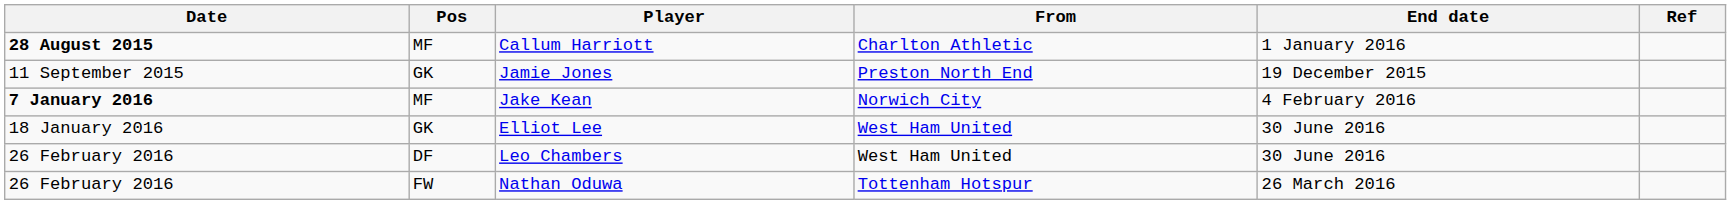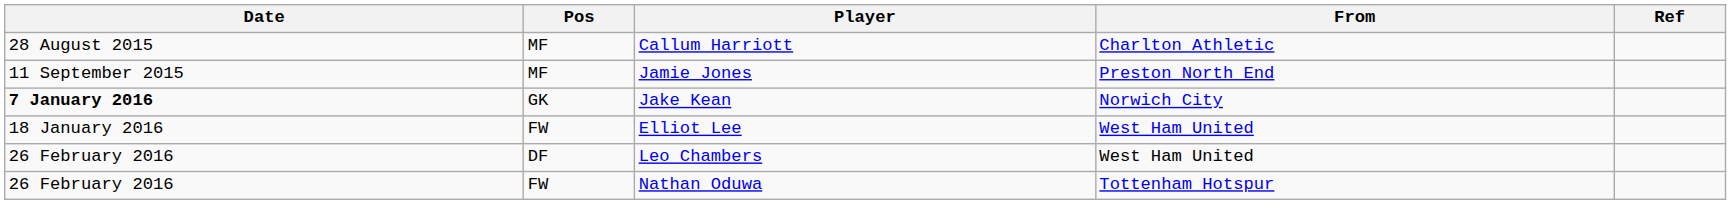- column: (1448, 19)
(81, 47) bold -> (81, 47) normal
(423, 74) GK -> (538, 74) MF
(423, 102) MF -> (538, 102) GK
(423, 130) GK -> (538, 130) FW
